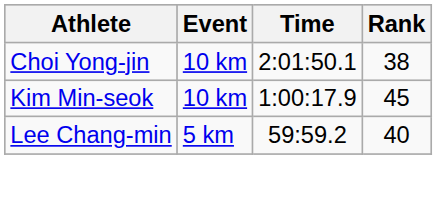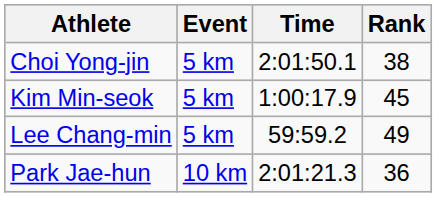(215, 61) 10 km -> (208, 61) 5 km
(215, 98) 10 km -> (208, 98) 5 km
(397, 136) 40 -> (397, 136) 49
+ row: (81, 173)
